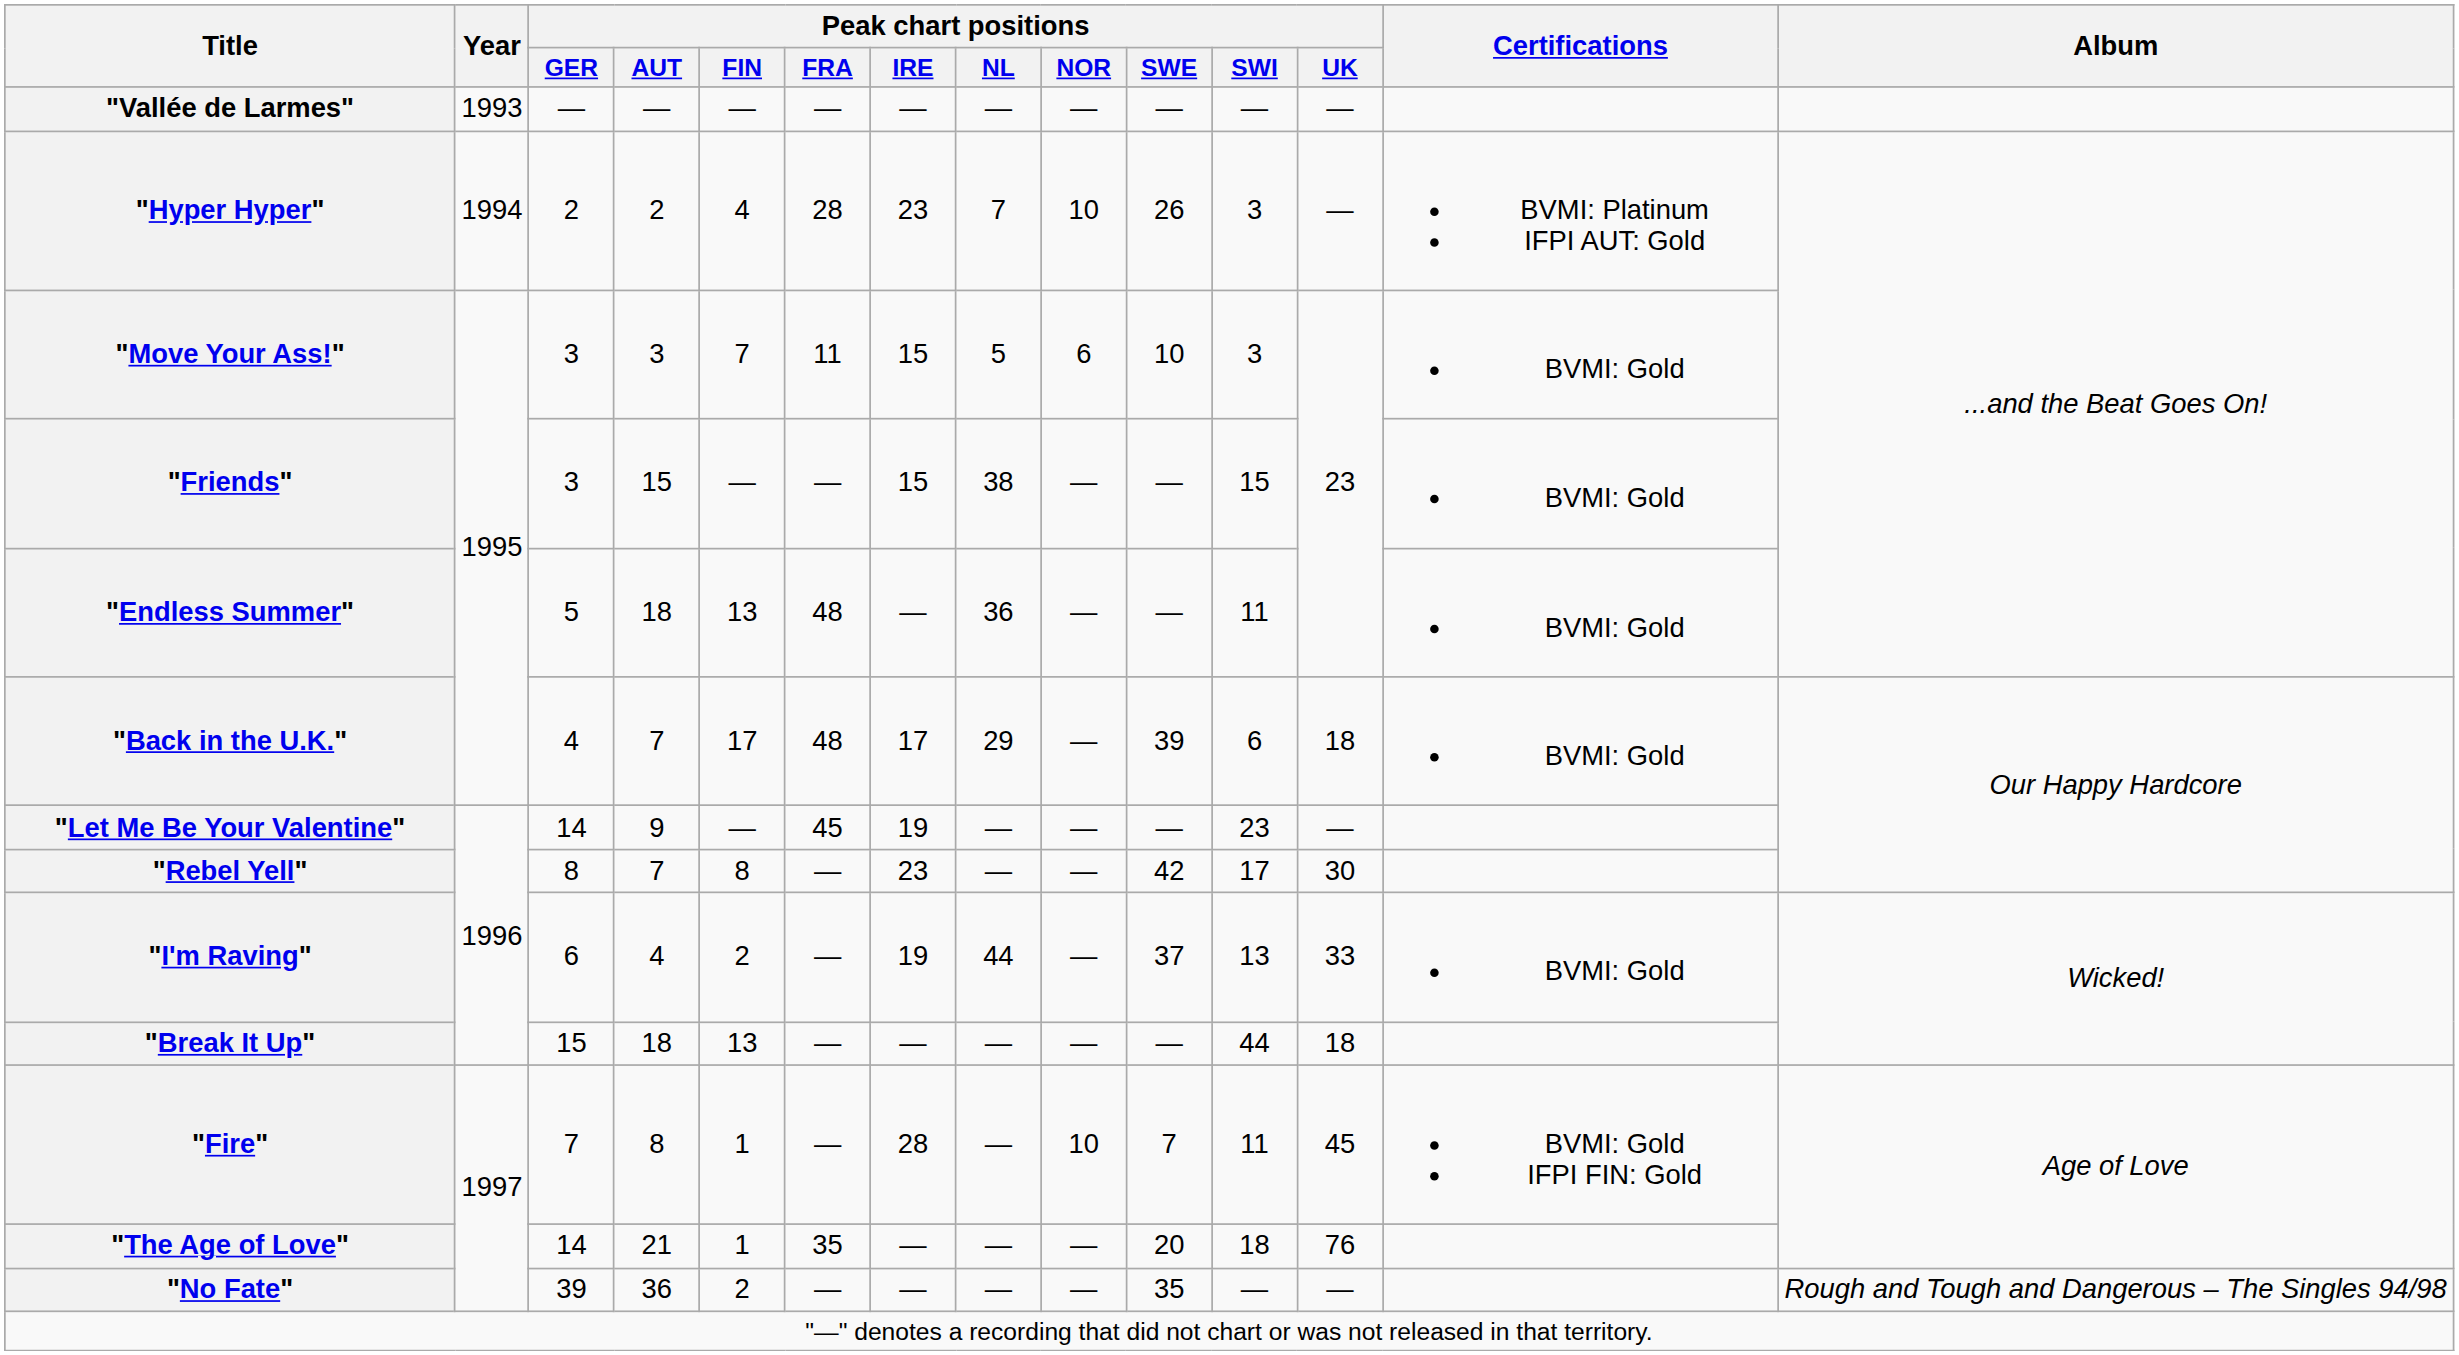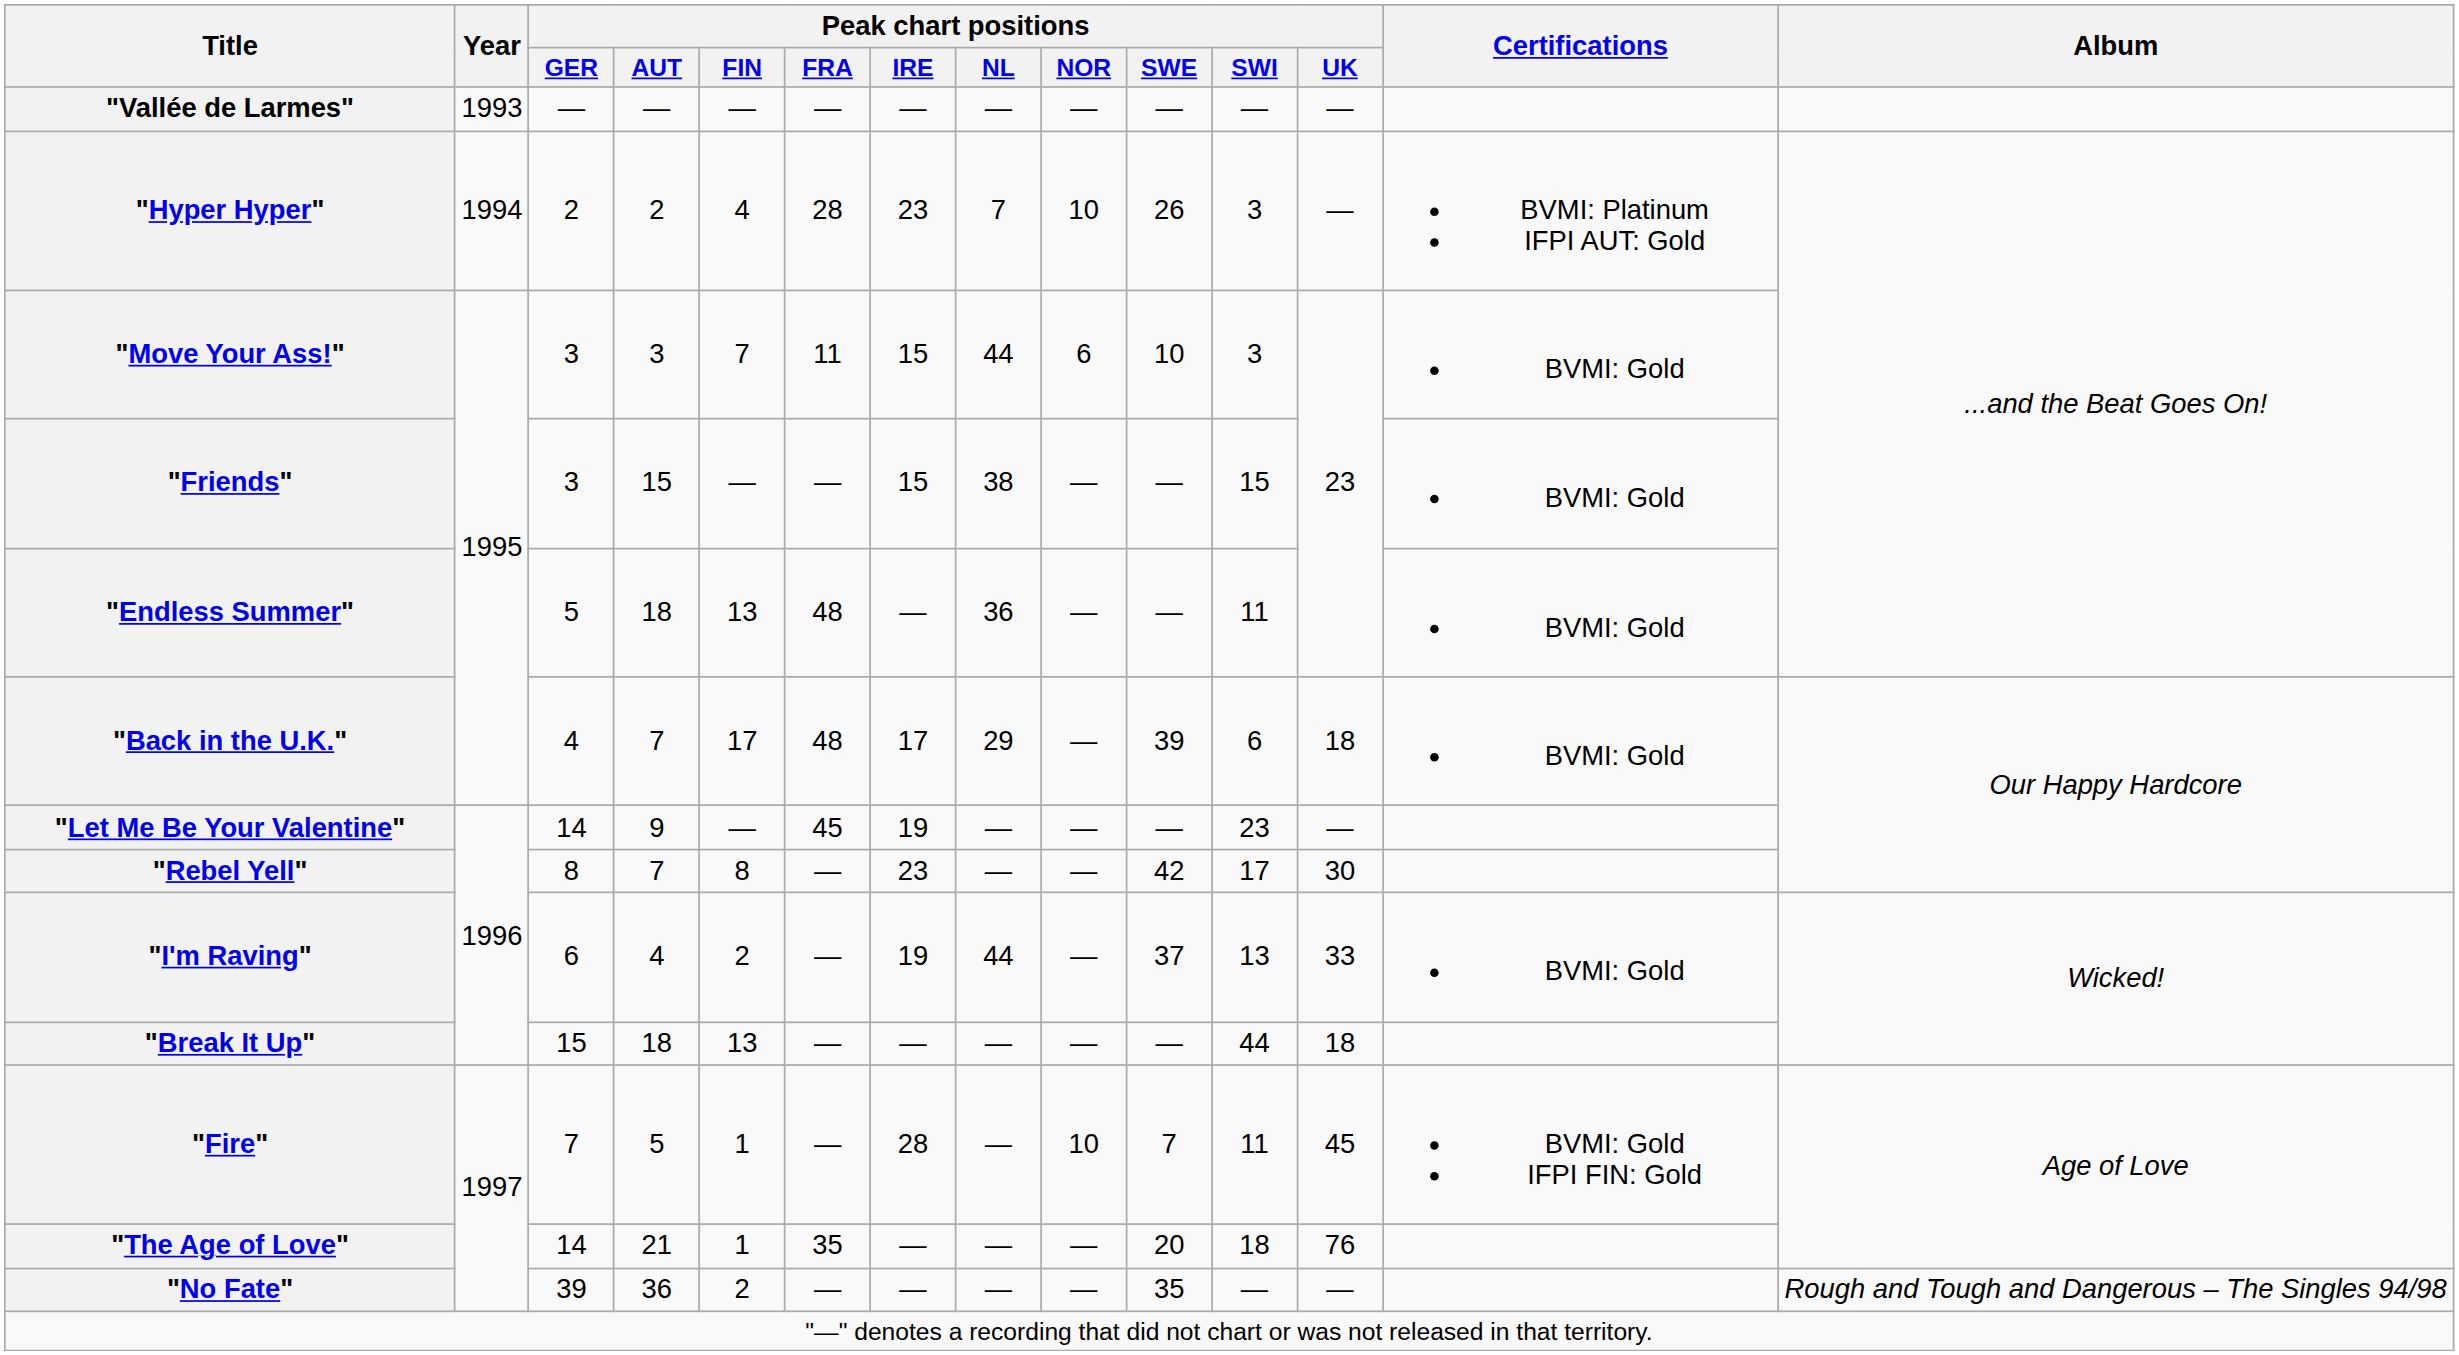(998, 354) 5 -> (998, 354) 44
(657, 1144) 8 -> (657, 1144) 5
